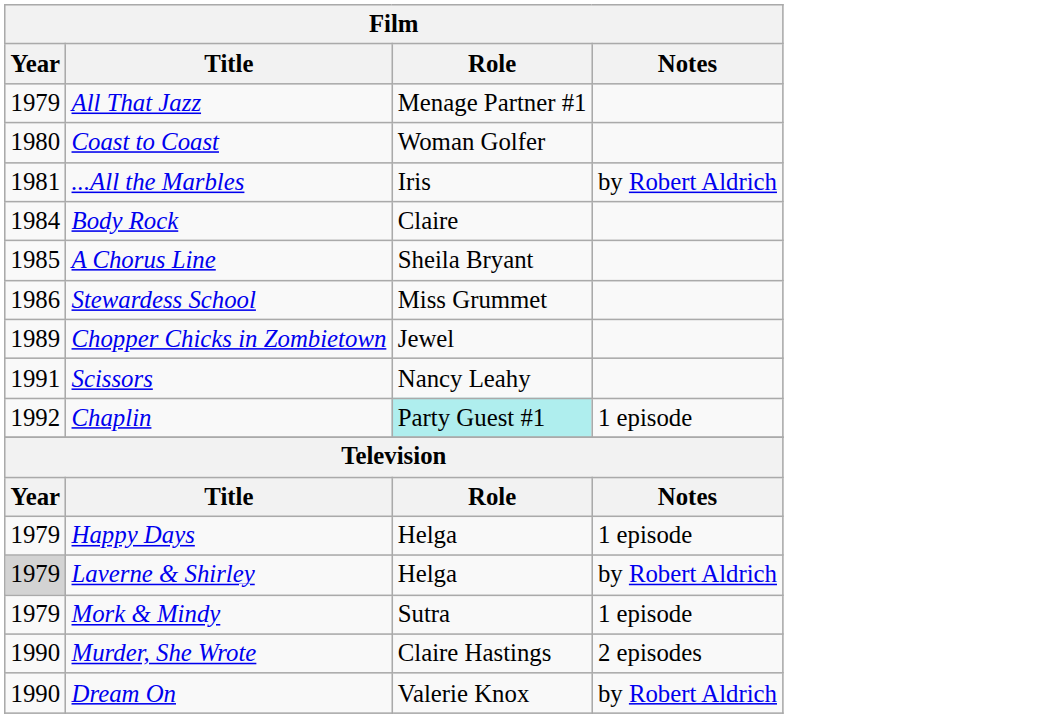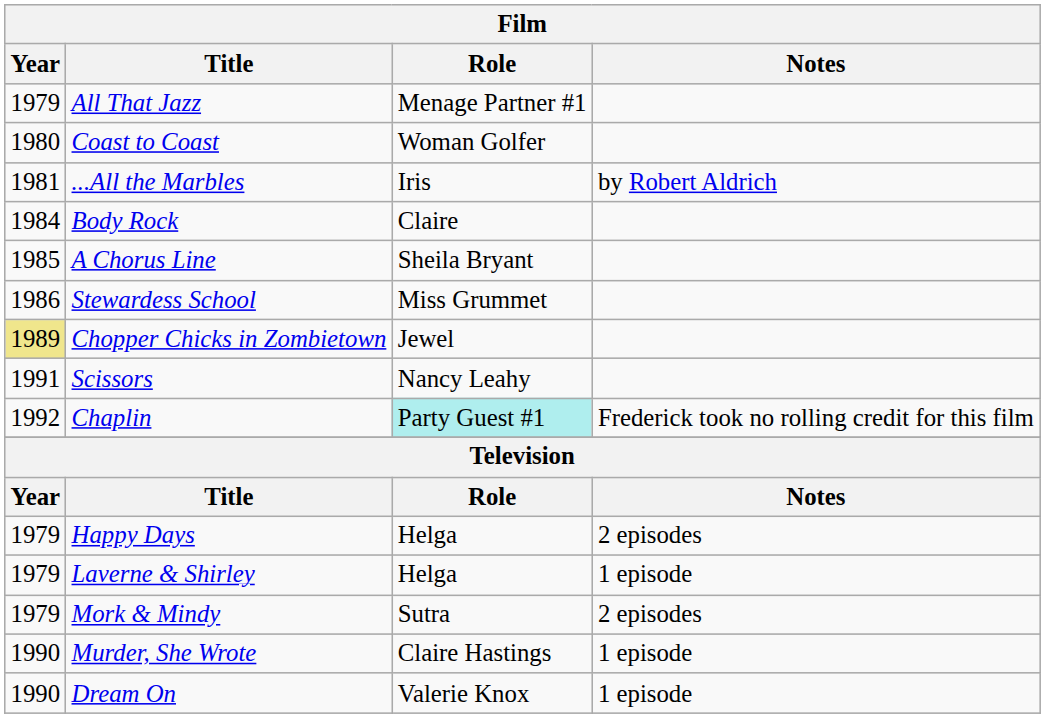(35, 338) no background -> (35, 338) khaki background
(645, 417) 1 episode -> (816, 417) Frederick took no rolling credit for this film
(645, 535) 1 episode -> (650, 535) 2 episodes
(35, 574) lightgrey background -> (35, 574) no background
(687, 574) by Robert Aldrich -> (645, 574) 1 episode
(645, 614) 1 episode -> (650, 614) 2 episodes
(650, 653) 2 episodes -> (645, 653) 1 episode
(687, 692) by Robert Aldrich -> (645, 692) 1 episode
